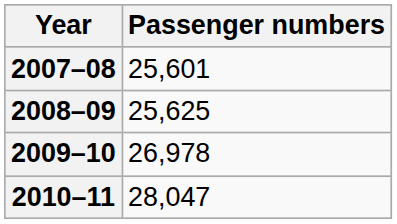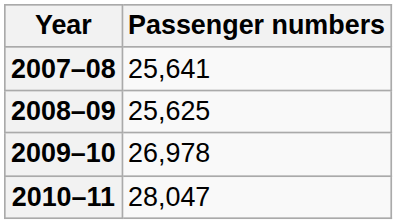(169, 68) 25,601 -> (169, 68) 25,641
